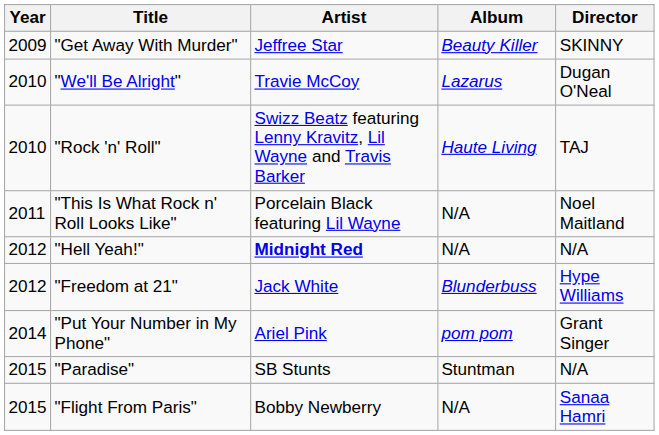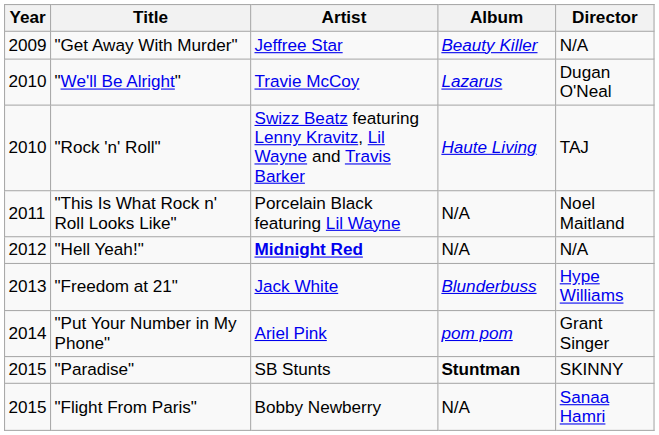(592, 45) SKINNY -> (574, 45) N/A
(28, 286) 2012 -> (28, 286) 2013
(478, 370) normal -> (481, 370) bold
(574, 370) N/A -> (592, 370) SKINNY
